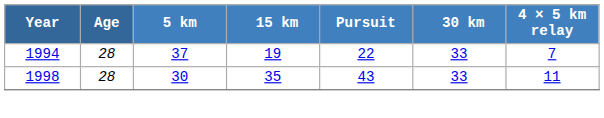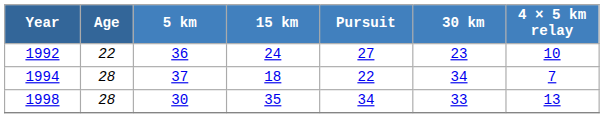+ row: (42, 55)
(273, 55) 19 -> (273, 78) 18
(459, 55) 33 -> (459, 78) 34
(366, 78) 43 -> (366, 101) 34
(552, 78) 11 -> (552, 101) 13
